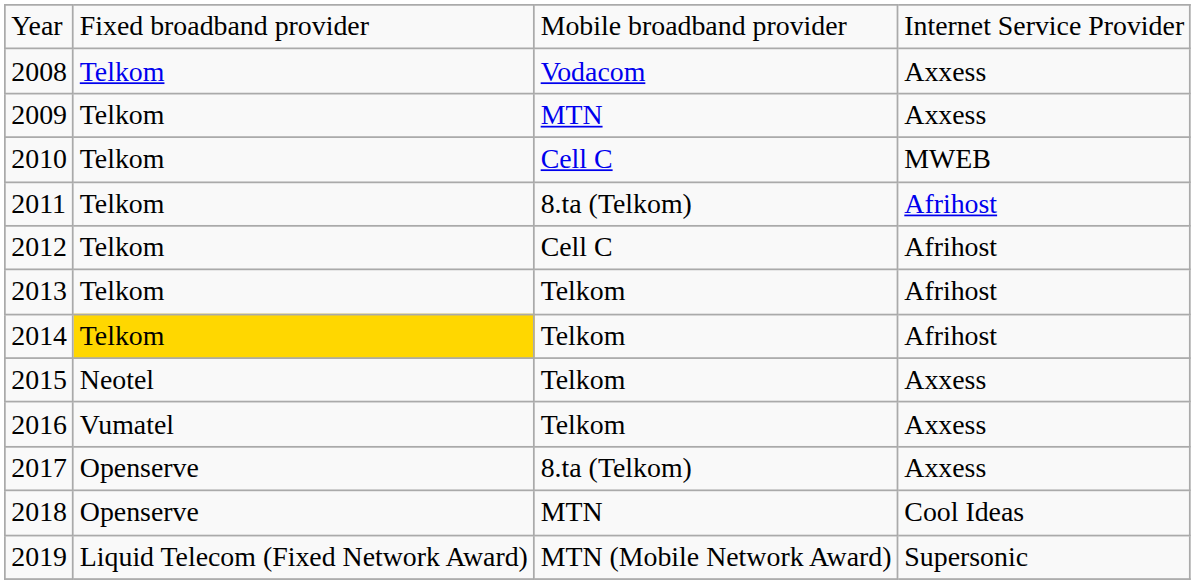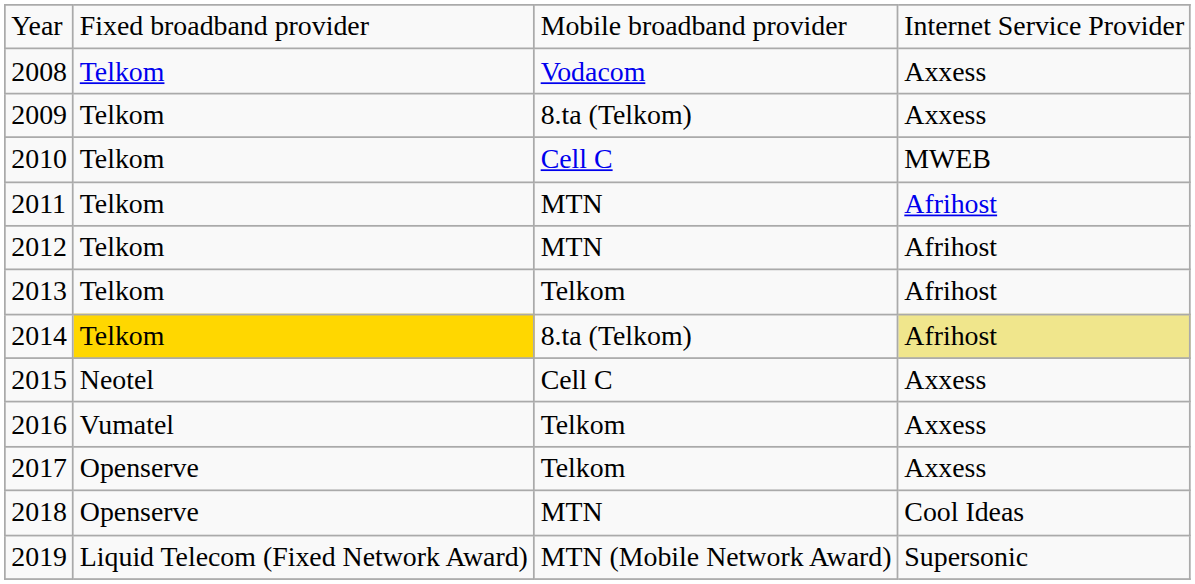(572, 114) MTN -> (616, 114) 8.ta (Telkom)
(616, 203) 8.ta (Telkom) -> (572, 203) MTN
(577, 247) Cell C -> (572, 247) MTN
(583, 335) Telkom -> (616, 335) 8.ta (Telkom)
(951, 335) no background -> (951, 335) khaki background
(583, 379) Telkom -> (577, 379) Cell C
(616, 468) 8.ta (Telkom) -> (583, 468) Telkom
